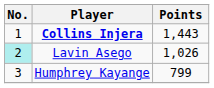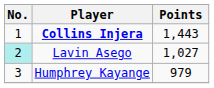(181, 53) 1,026 -> (181, 53) 1,027
(181, 73) 799 -> (181, 73) 979
